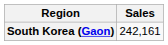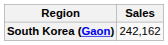(140, 31) 242,161 -> (140, 31) 242,162
